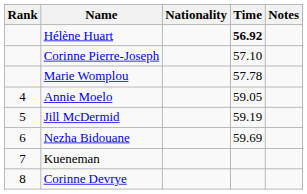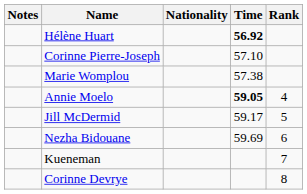columns swapped: (23, 14) <-> (284, 14)
(248, 76) 57.78 -> (248, 76) 57.38
(248, 96) normal -> (248, 96) bold
(248, 117) 59.19 -> (248, 117) 59.17
